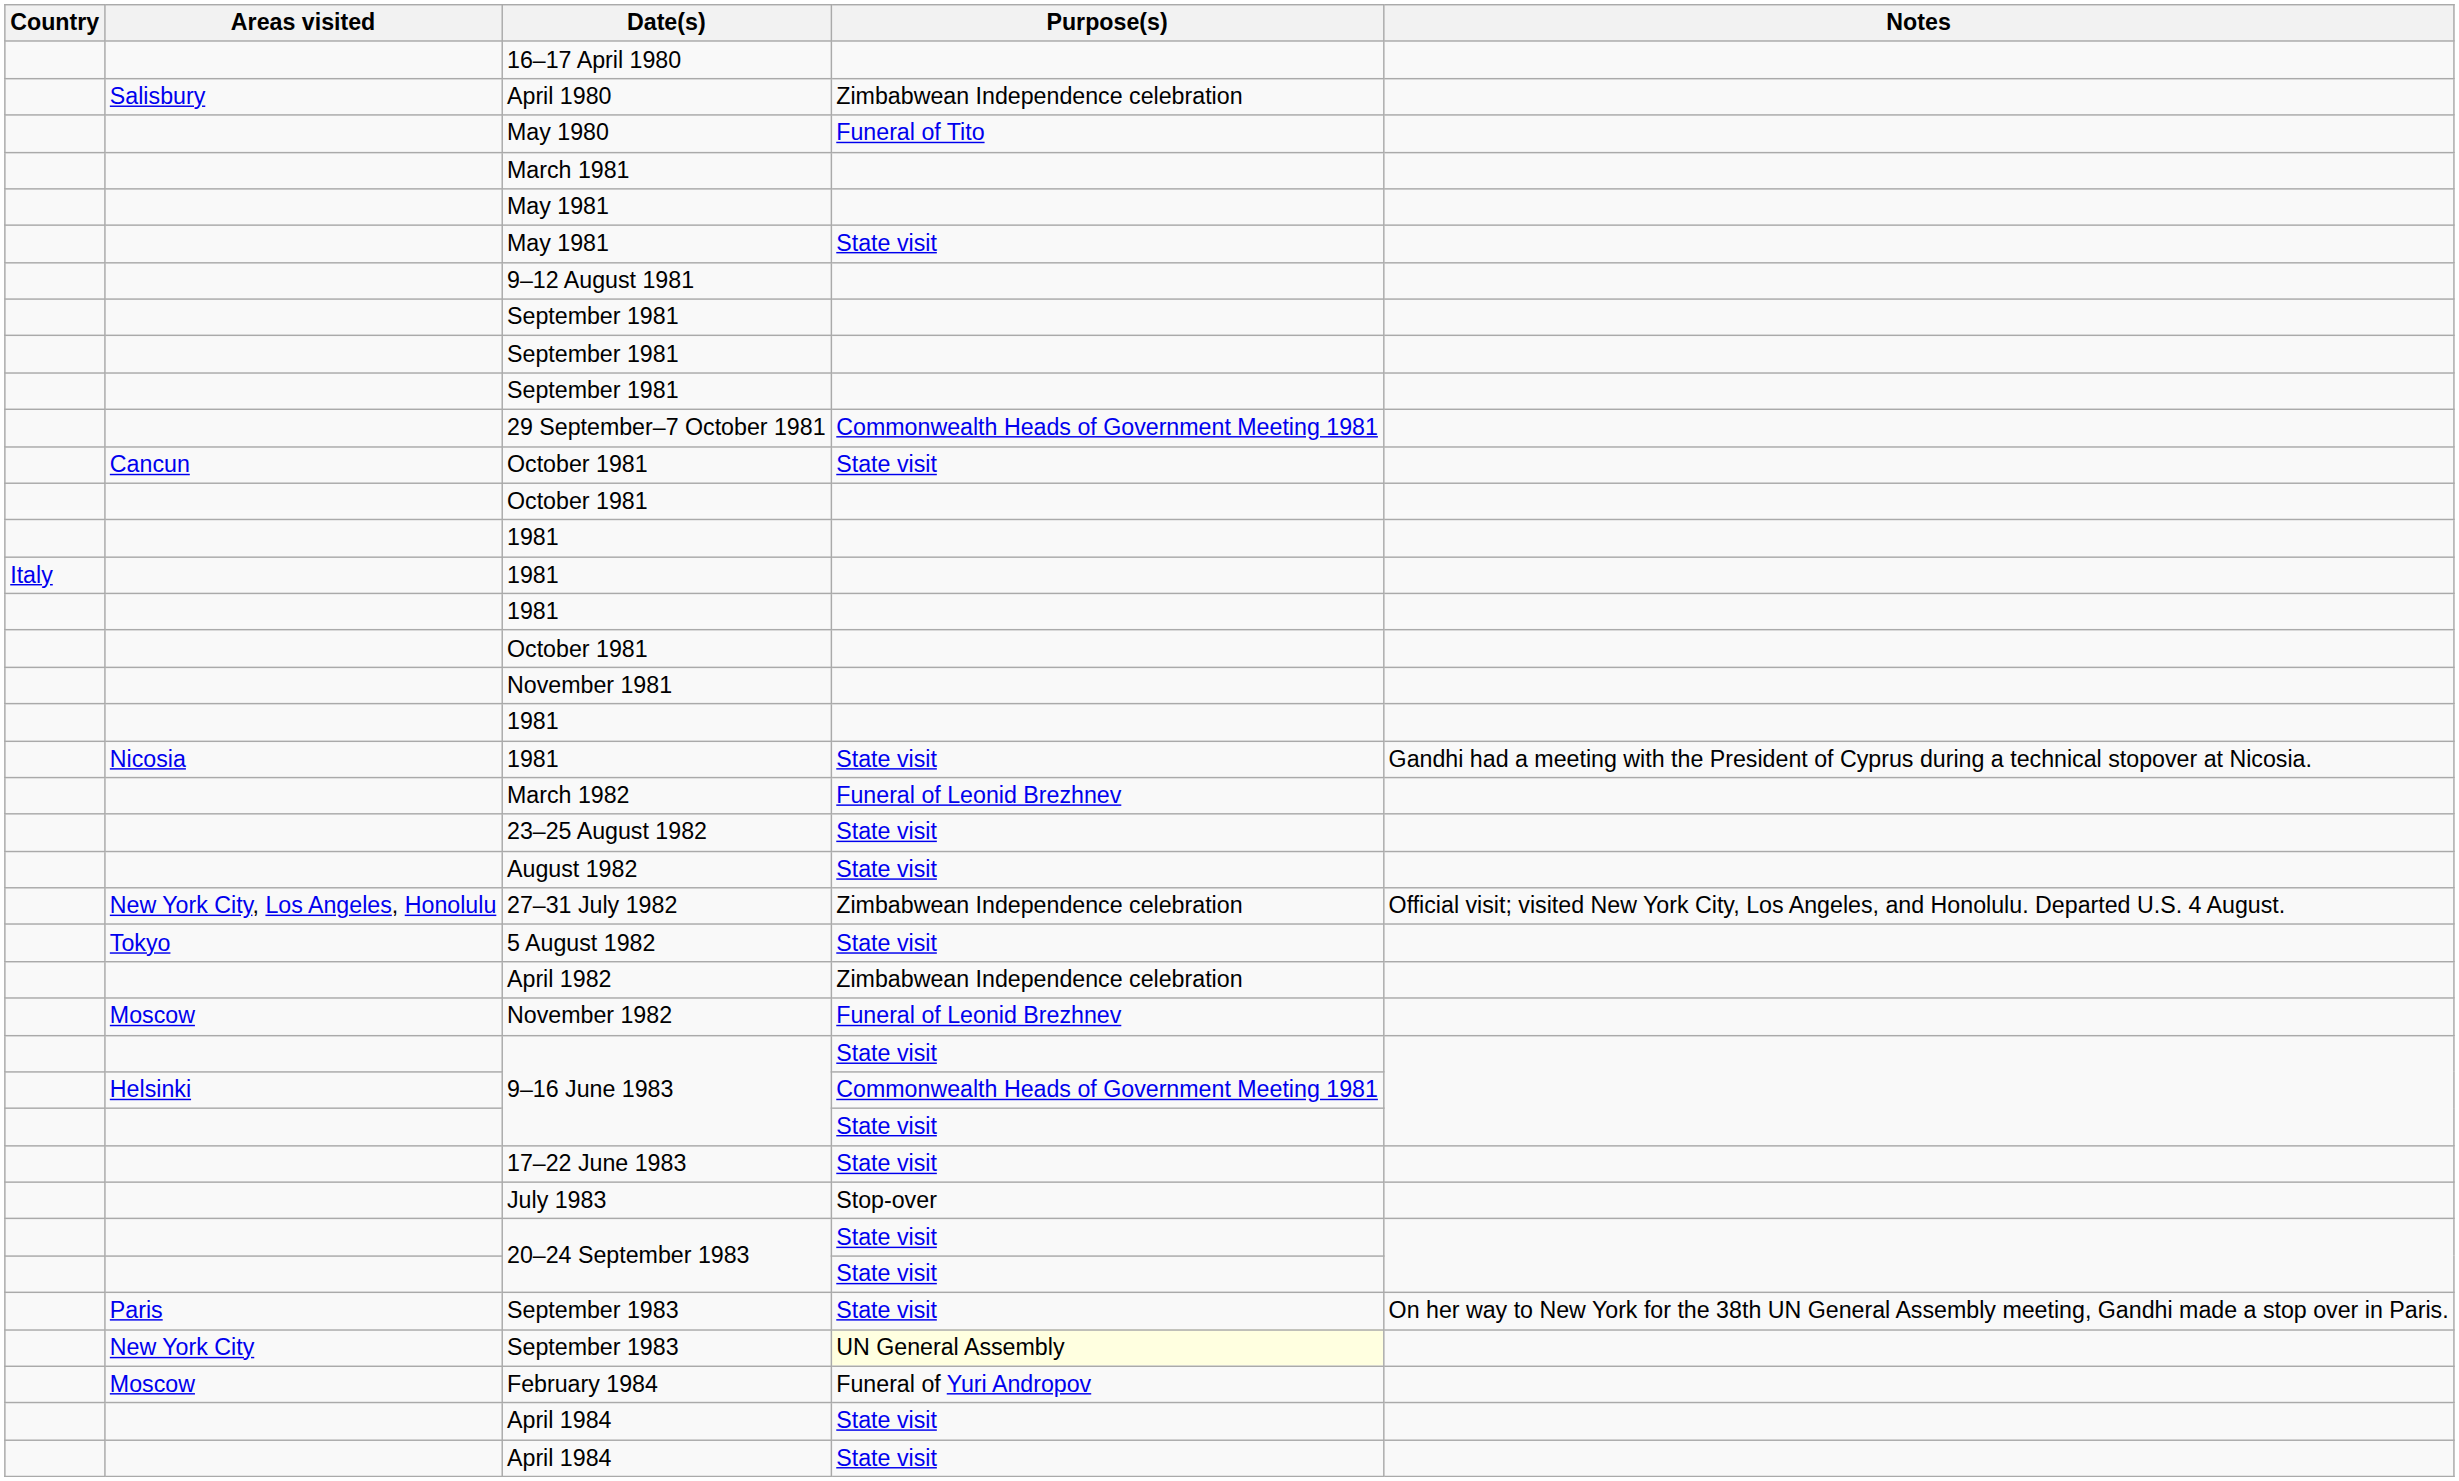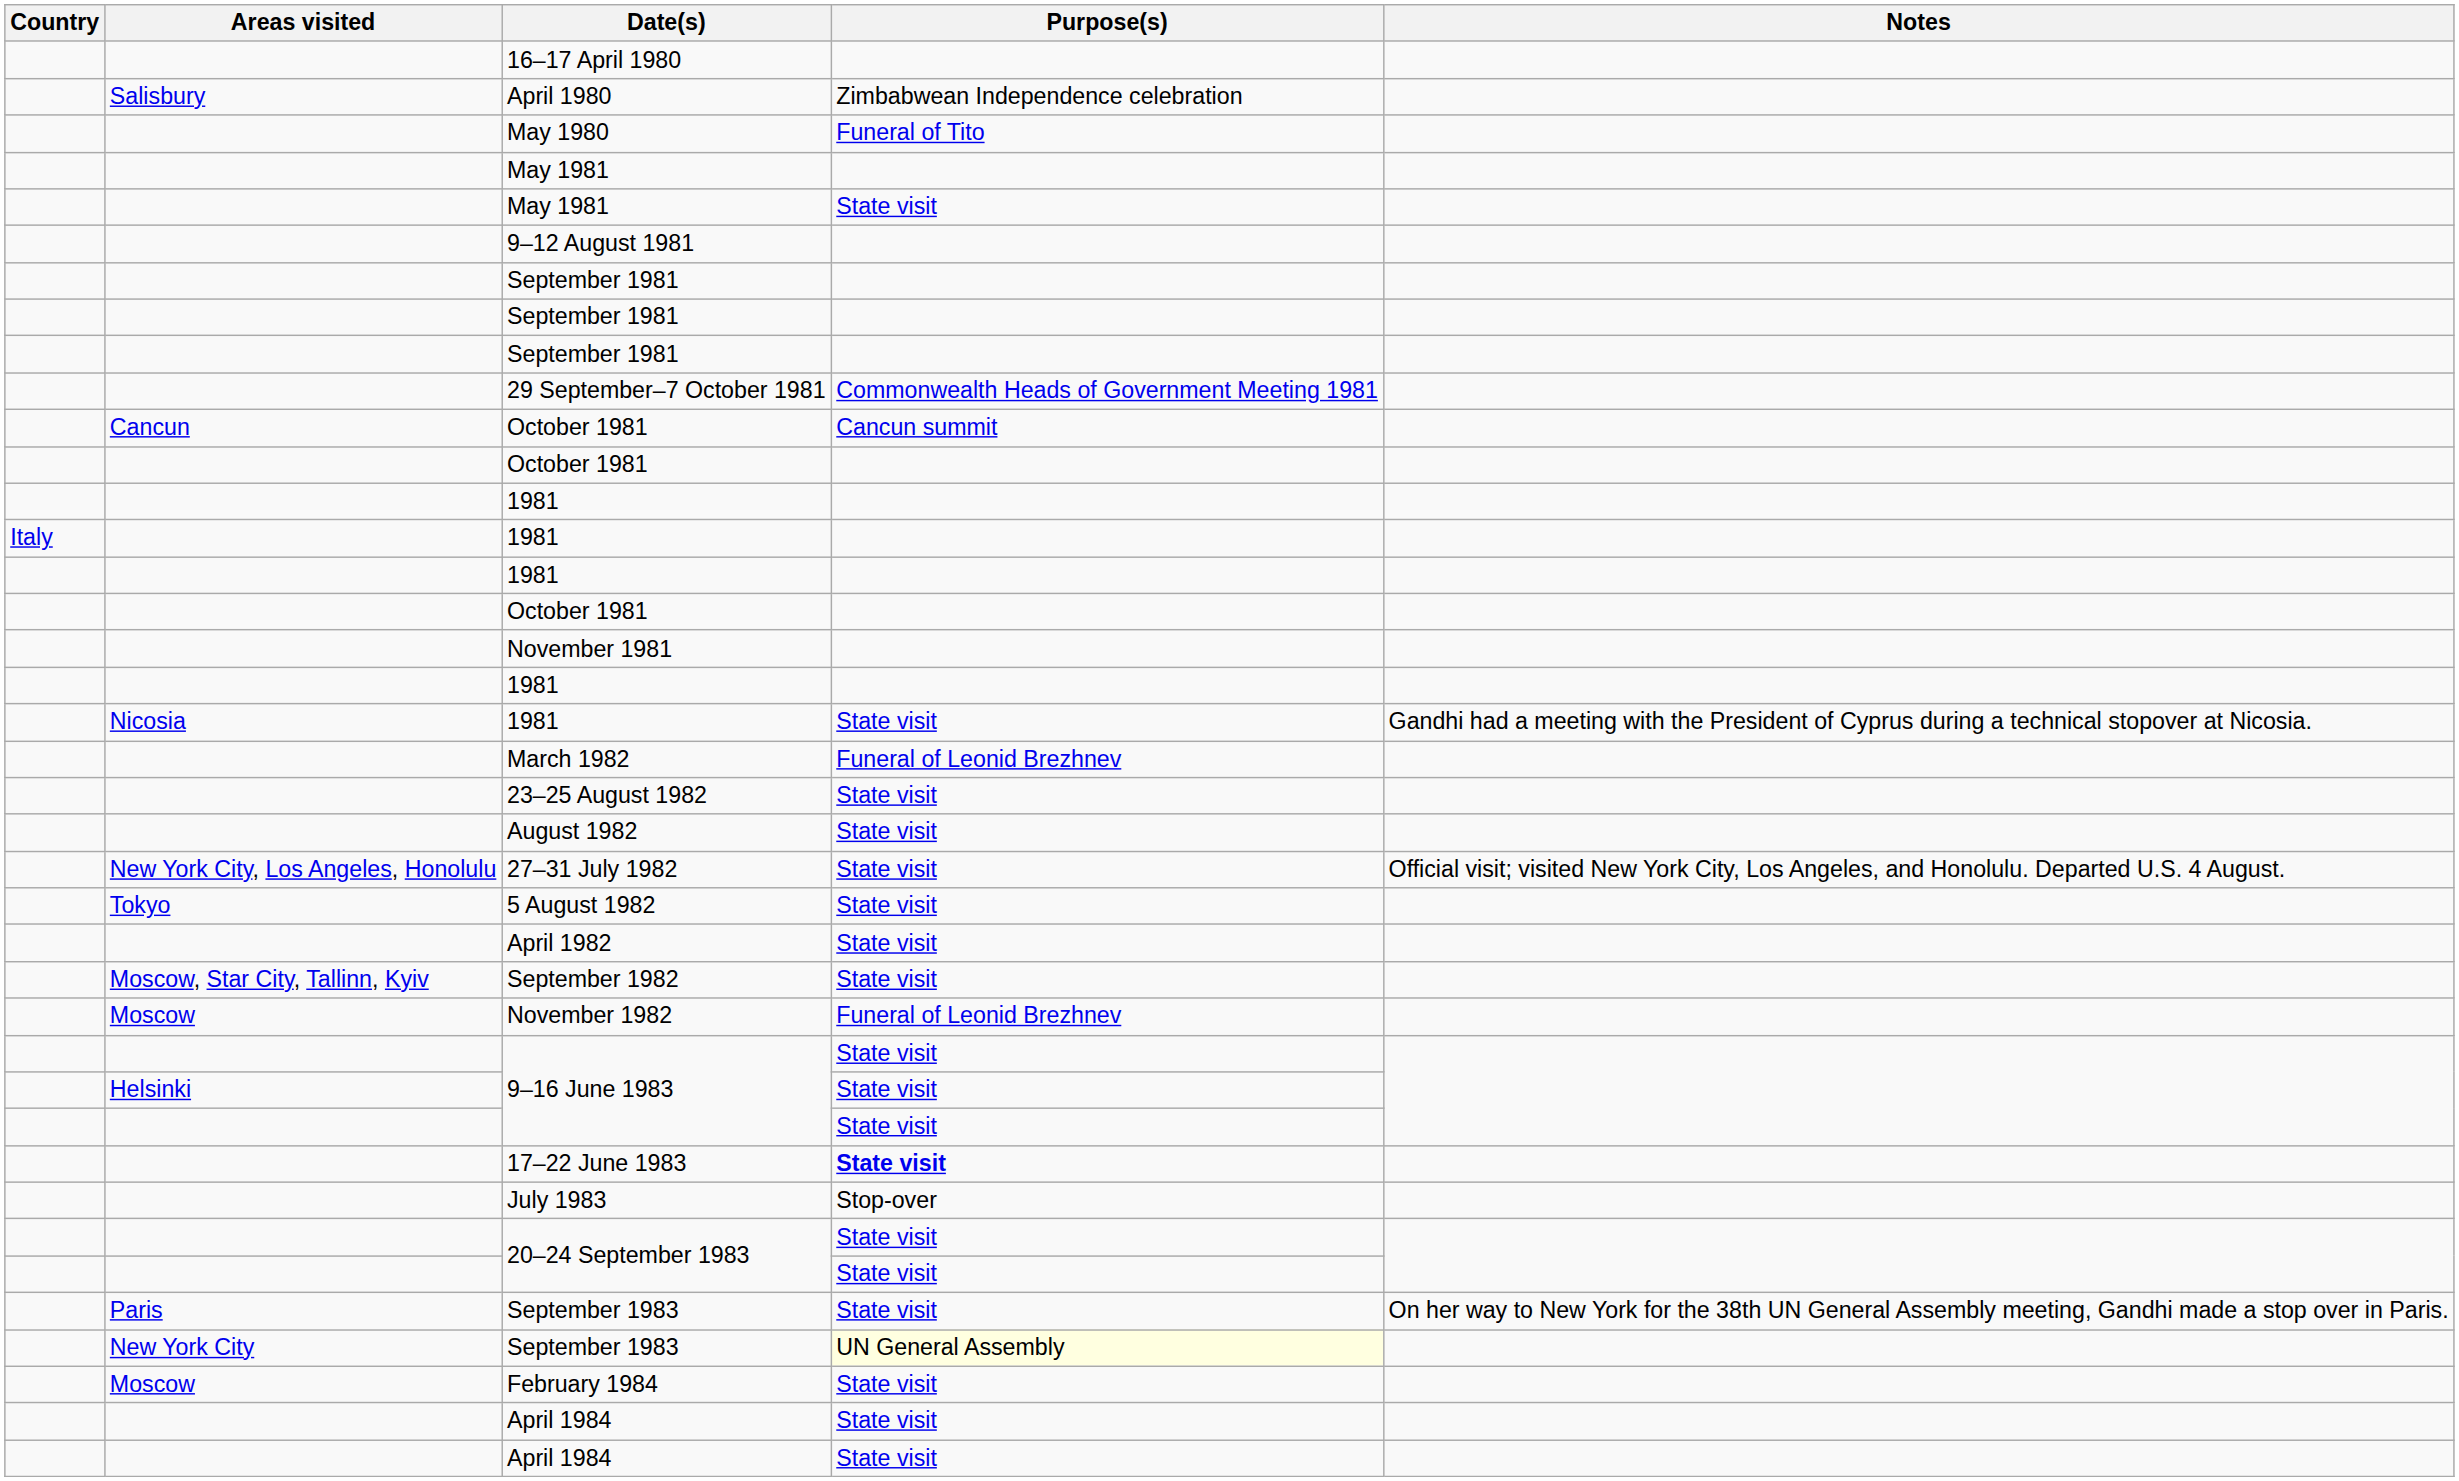- row: (303, 170)
(887, 464) State visit -> (917, 427) Cancun summit
(1039, 905) Zimbabwean Independence celebration -> (887, 869) State visit
(1039, 979) Zimbabwean Independence celebration -> (887, 942) State visit
+ row: (269, 979)
(1107, 1089) Commonwealth Heads of Government Meeting 1981 -> (887, 1089) State visit
(887, 1163) normal -> (891, 1163) bold
(964, 1384) Funeral of Yuri Andropov -> (887, 1384) State visit
